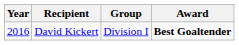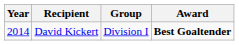(18, 31) 2016 -> (18, 31) 2014
